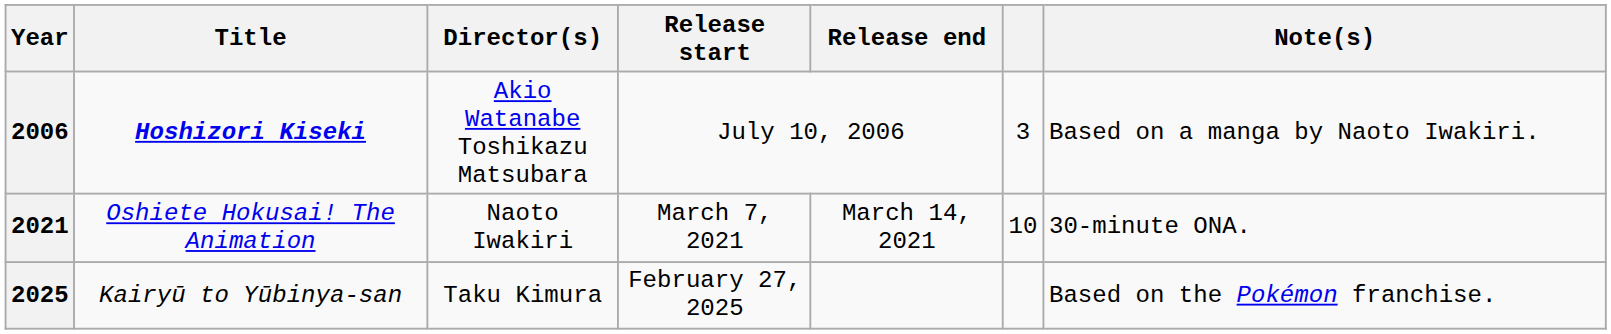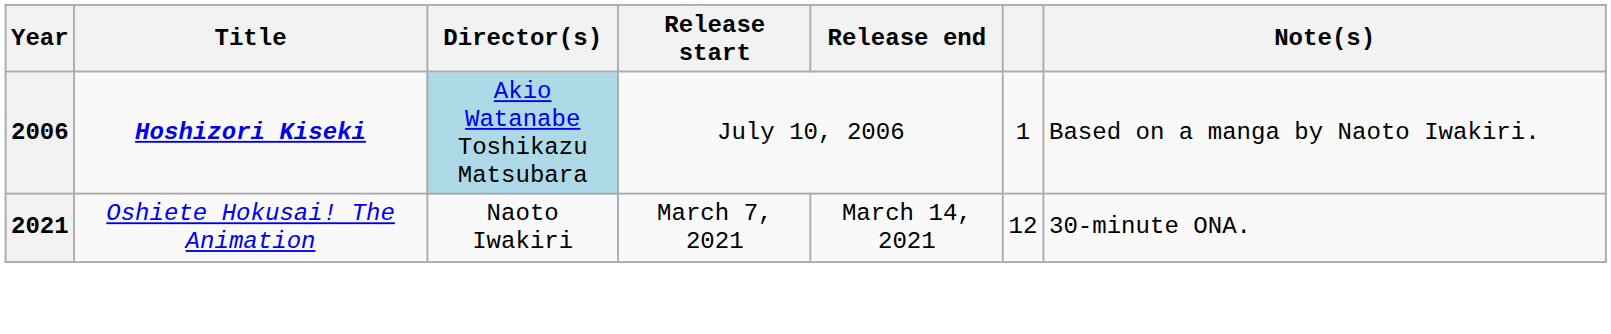(523, 133) no background -> (523, 133) lightblue background
(1023, 133) 3 -> (1023, 133) 1
(1023, 228) 10 -> (1023, 228) 12
- row: (40, 295)
